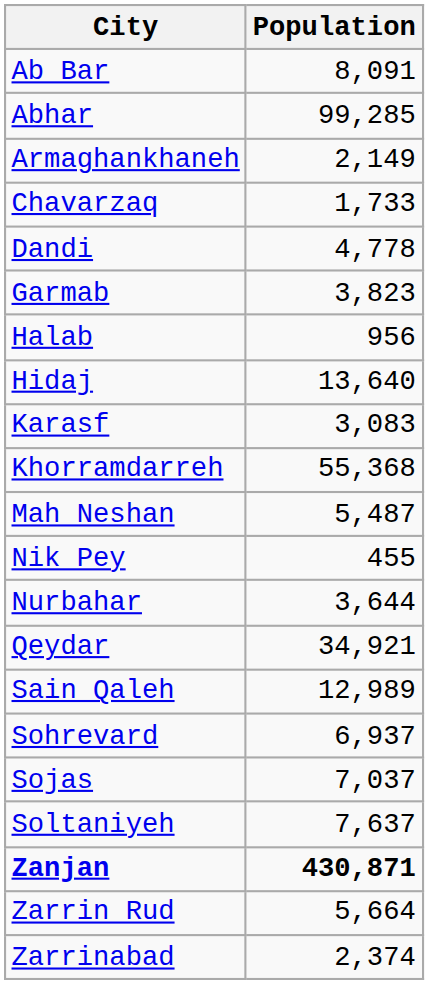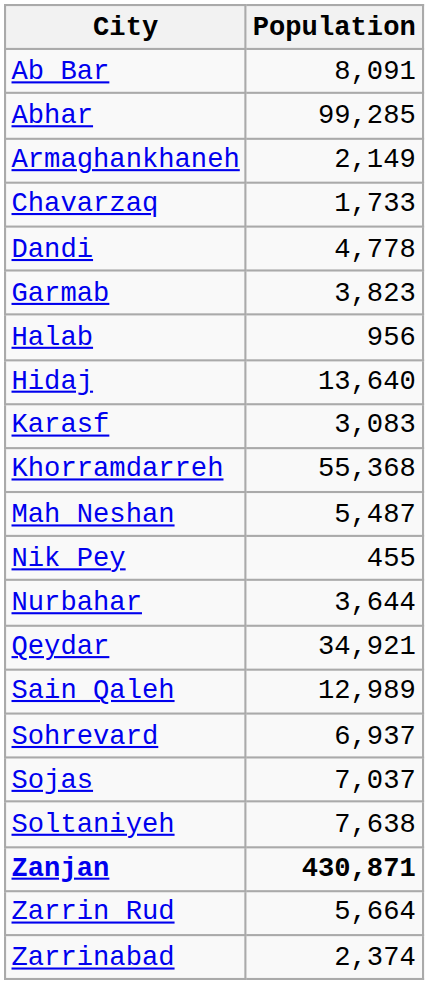(375, 824) 7,637 -> (375, 824) 7,638
